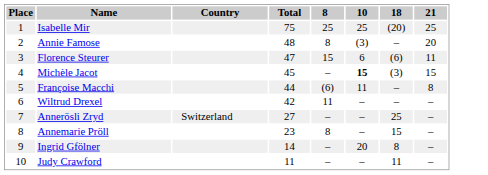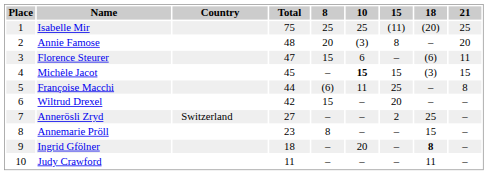+ column: (396, 13)
(328, 43) 8 -> (328, 43) 20
(328, 102) 11 -> (328, 102) 15
(289, 146) 14 -> (289, 146) 18
(396, 146) normal -> (431, 146) bold
